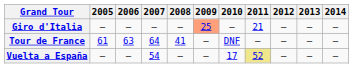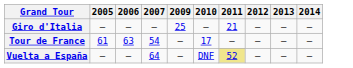- column: (180, 12)
(206, 26) lightsalmon background -> (180, 26) no background
(154, 41) 64 -> (154, 41) 54
(232, 41) DNF -> (206, 41) 17
(154, 56) 54 -> (154, 56) 64
(232, 56) 17 -> (206, 56) DNF
